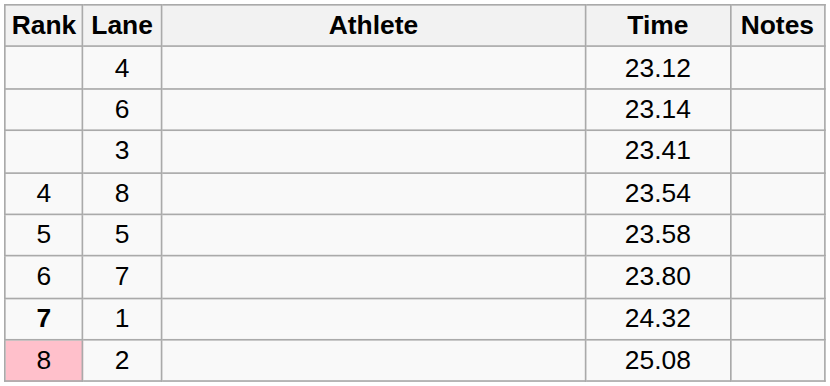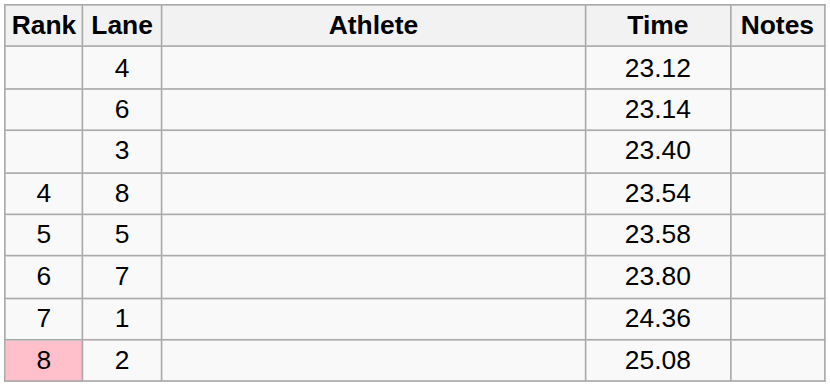(658, 151) 23.41 -> (658, 151) 23.40
(44, 318) bold -> (44, 318) normal
(658, 318) 24.32 -> (658, 318) 24.36
